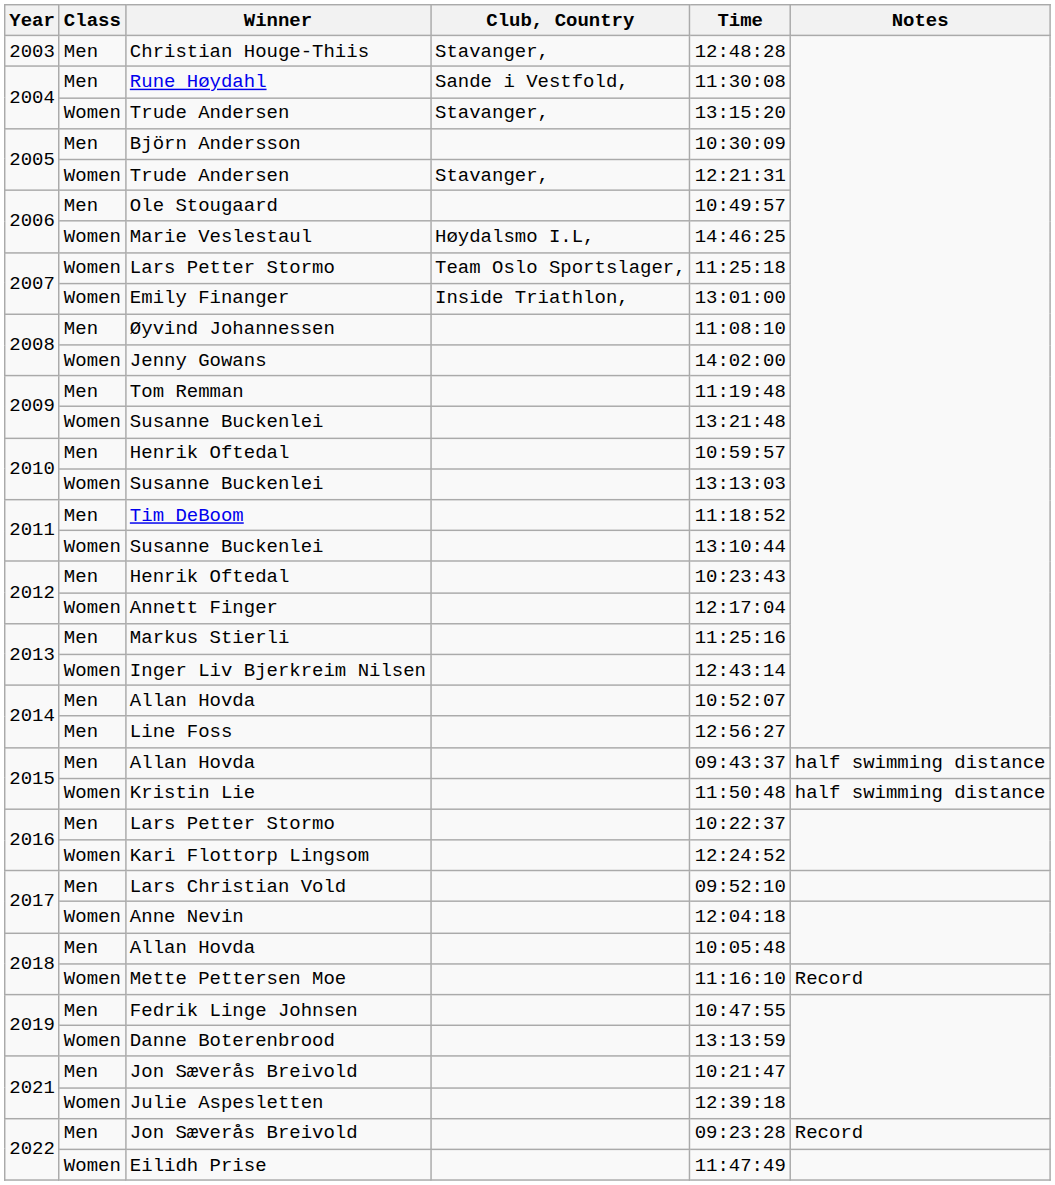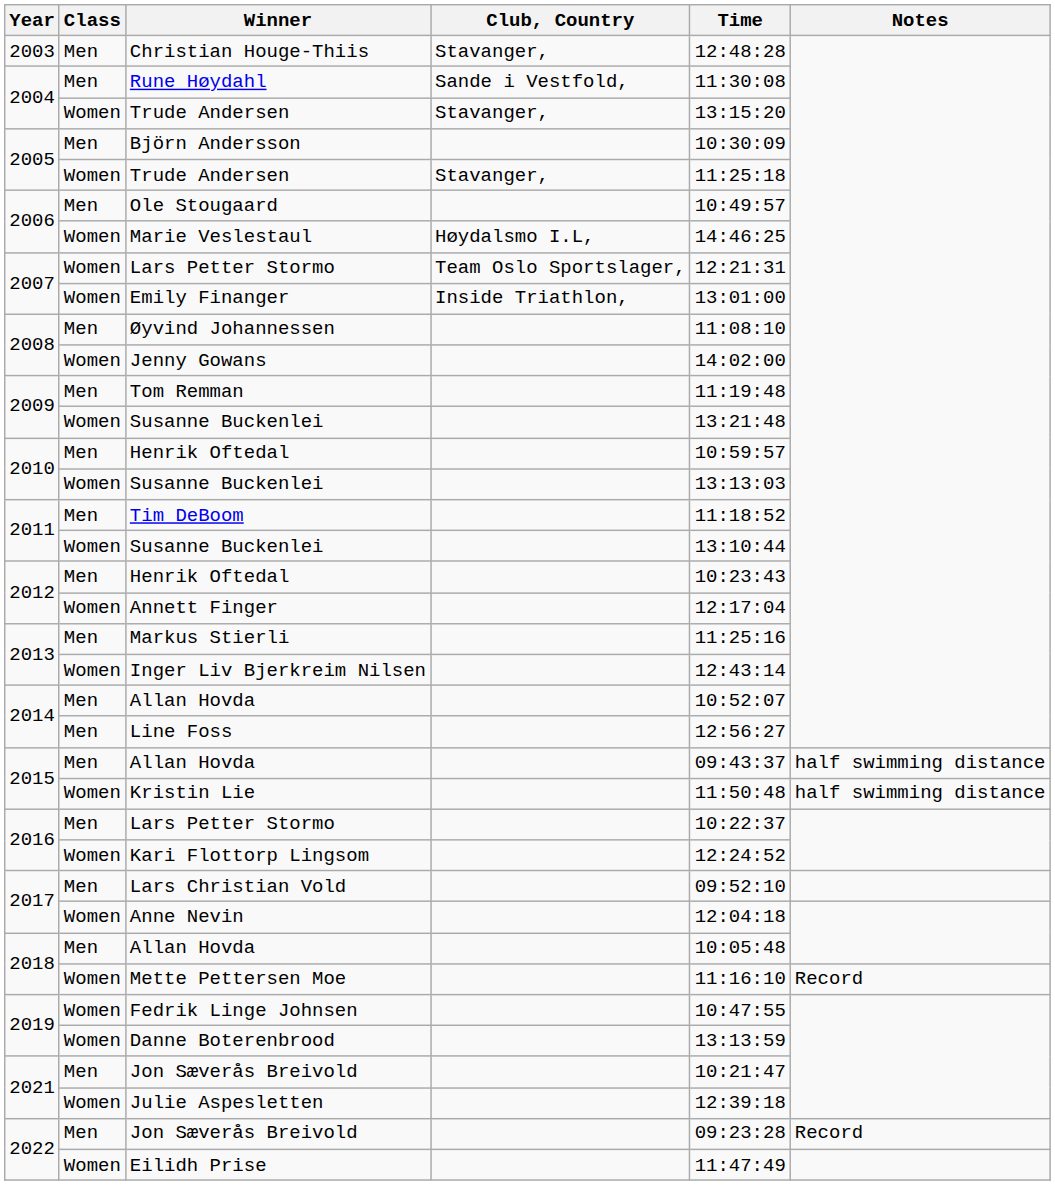(740, 175) 12:21:31 -> (740, 175) 11:25:18
(740, 268) 11:25:18 -> (740, 268) 12:21:31
(81, 1010) Men -> (92, 1010) Women
